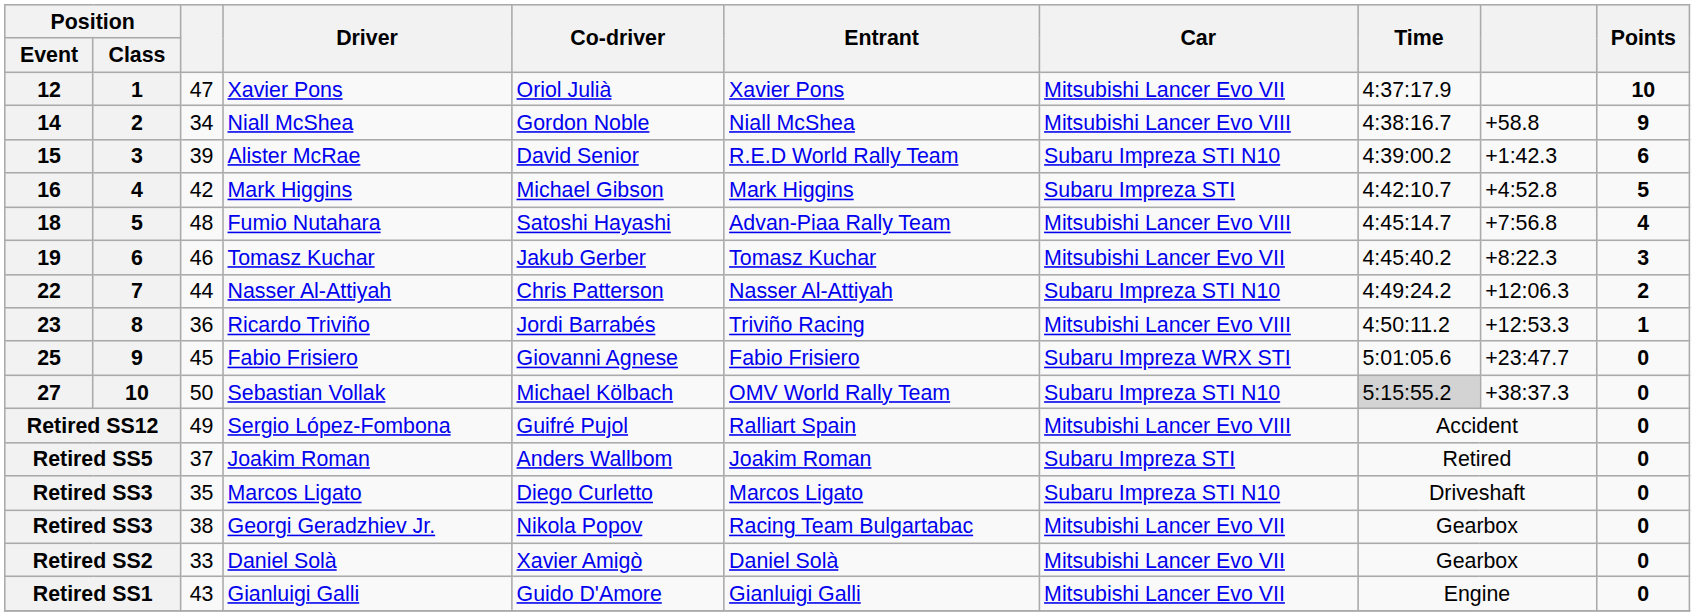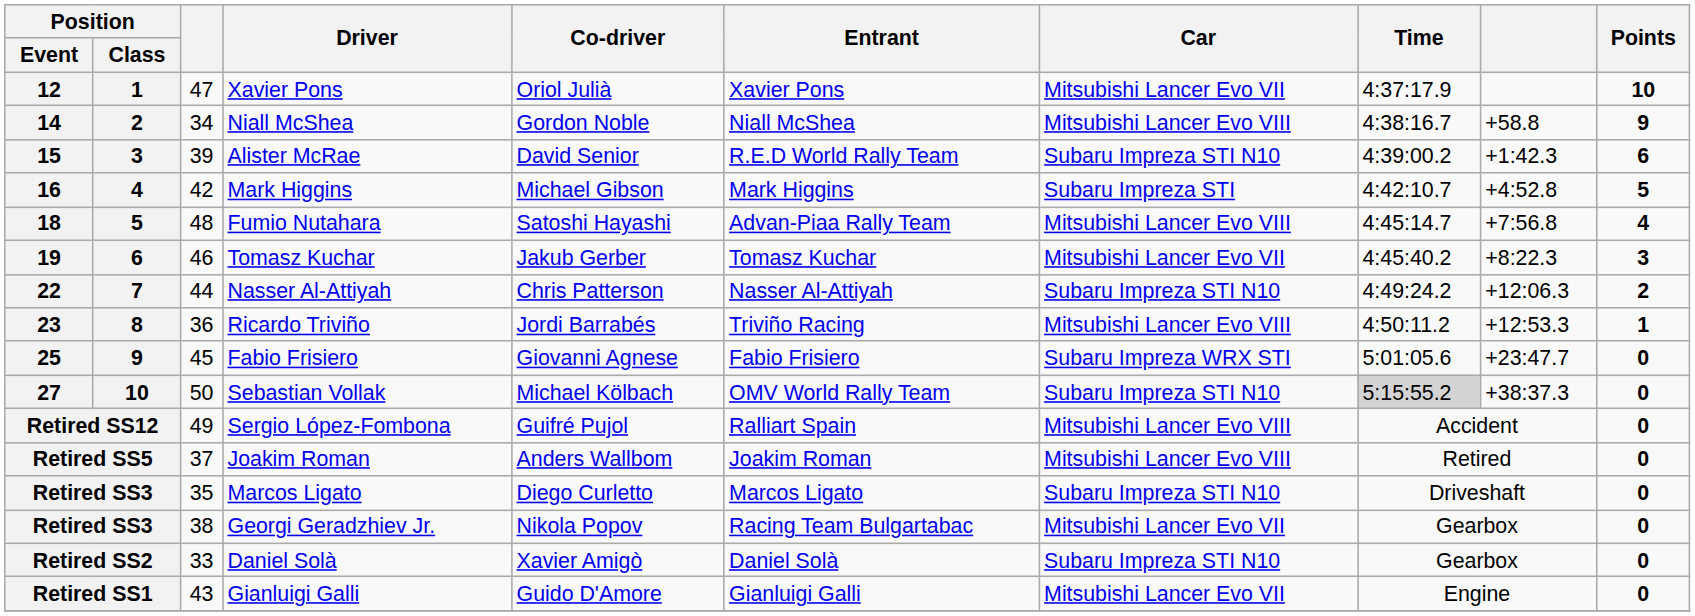(1140, 459) Subaru Impreza STI -> (1167, 459) Mitsubishi Lancer Evo VIII
(1164, 560) Mitsubishi Lancer Evo VII -> (1162, 560) Subaru Impreza STI N10
